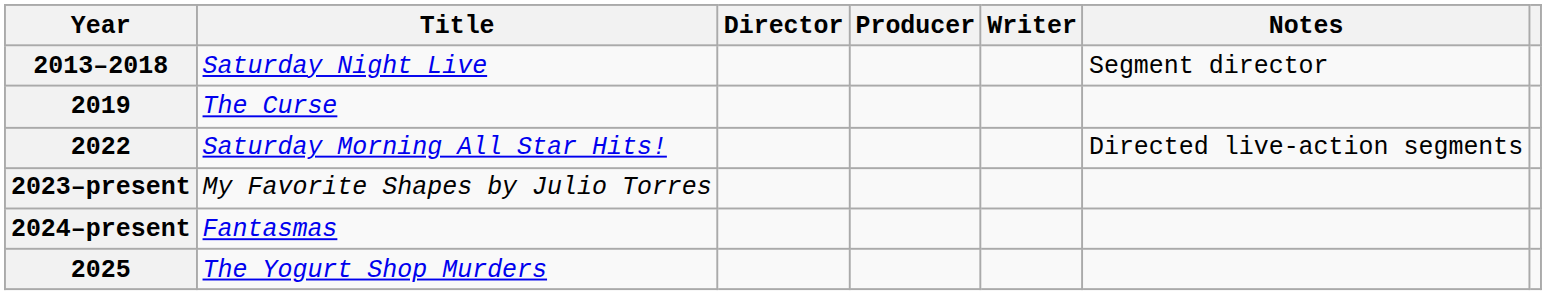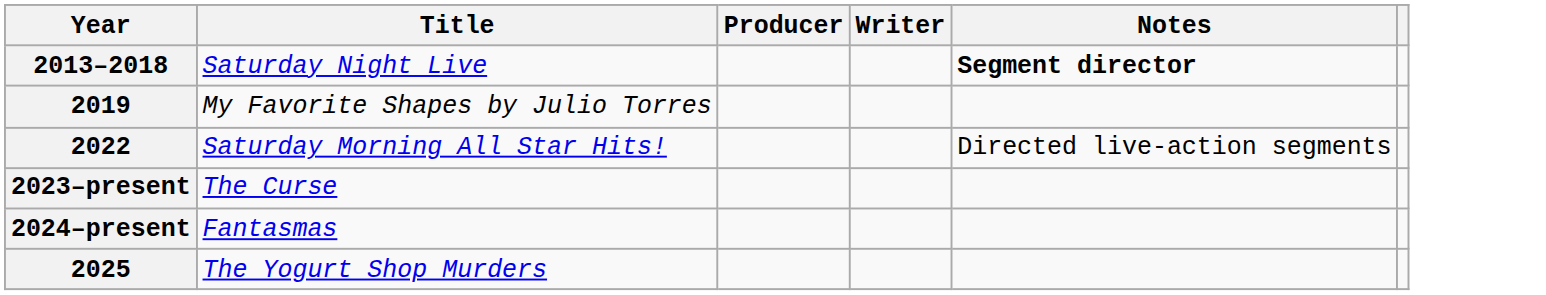- column: (784, 25)
(1209, 66) normal -> (1077, 66) bold
(270, 107) The Curse -> (457, 107) My Favorite Shapes by Julio Torres
(457, 188) My Favorite Shapes by Julio Torres -> (270, 188) The Curse
